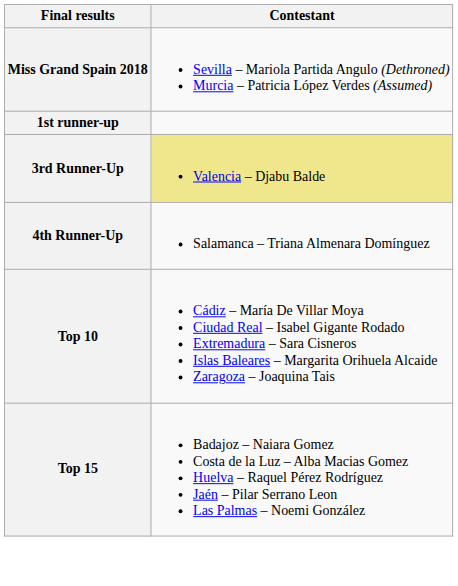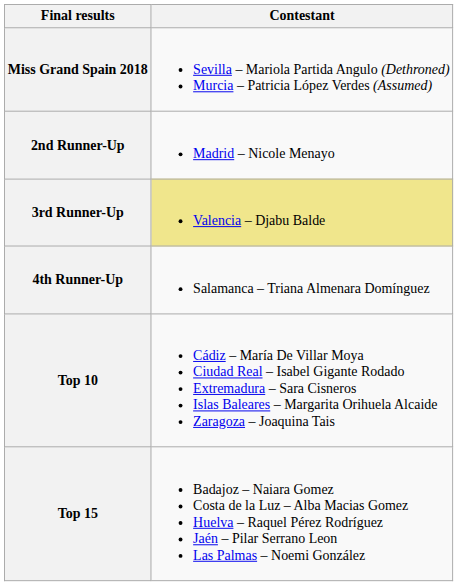- row: (78, 123)
+ row: (78, 145)
